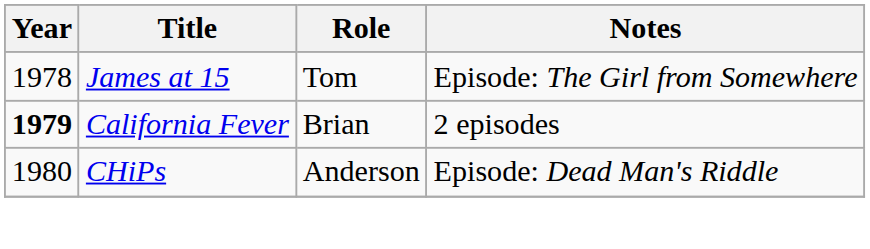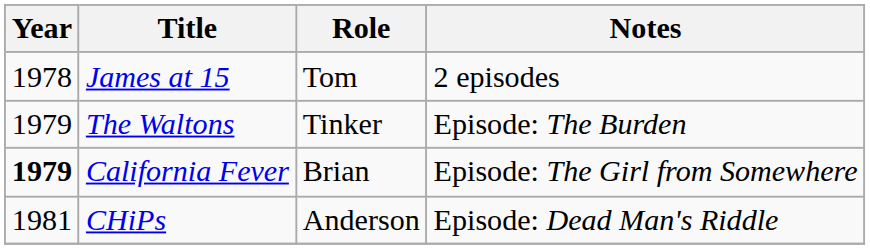(646, 76) Episode: The Girl from Somewhere -> (497, 76) 2 episodes
+ row: (160, 123)
(497, 123) 2 episodes -> (646, 171) Episode: The Girl from Somewhere
(42, 171) 1980 -> (42, 219) 1981
